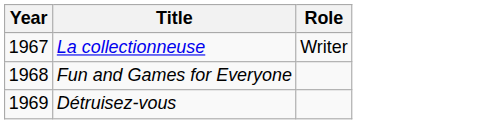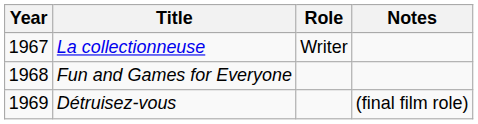+ column: (412, 18)
